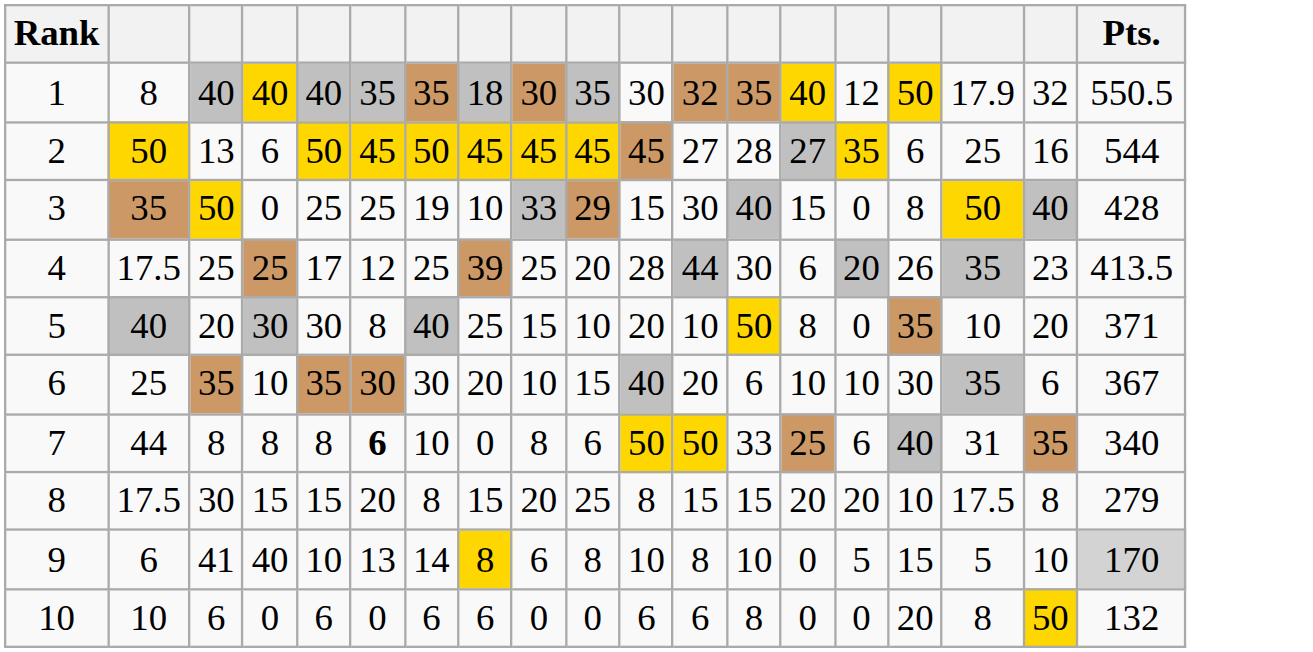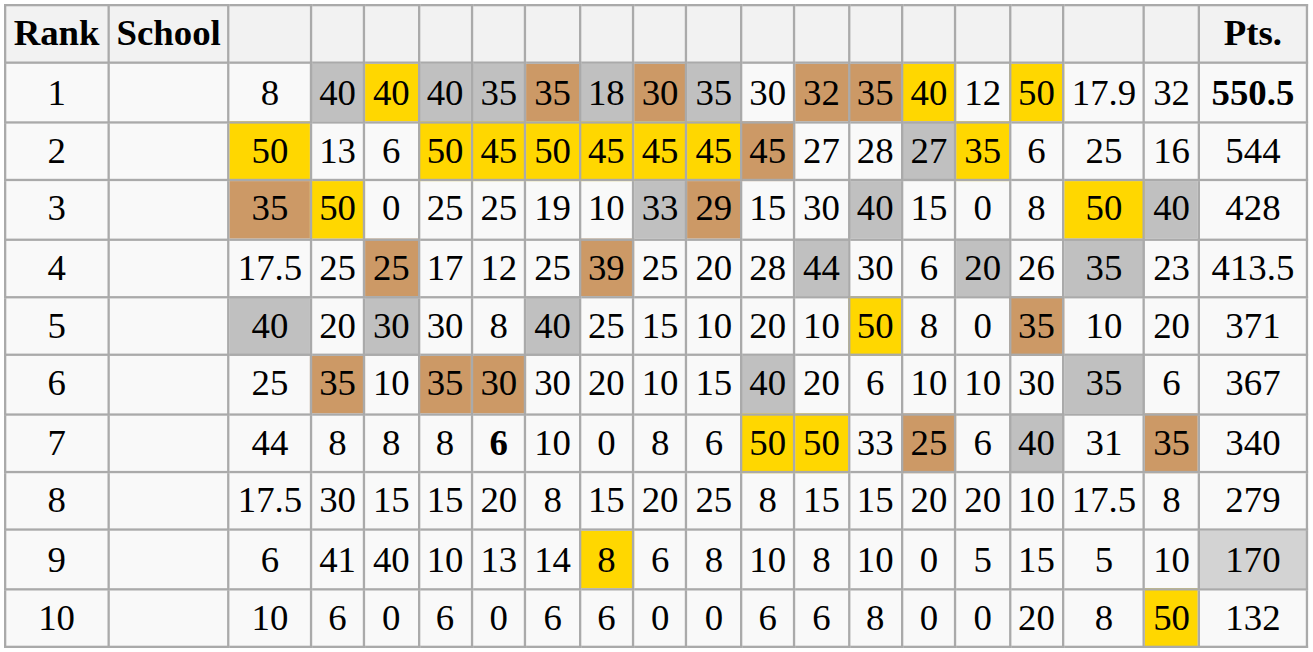+ column: (169, 33)
(1132, 92) normal -> (1253, 92) bold
